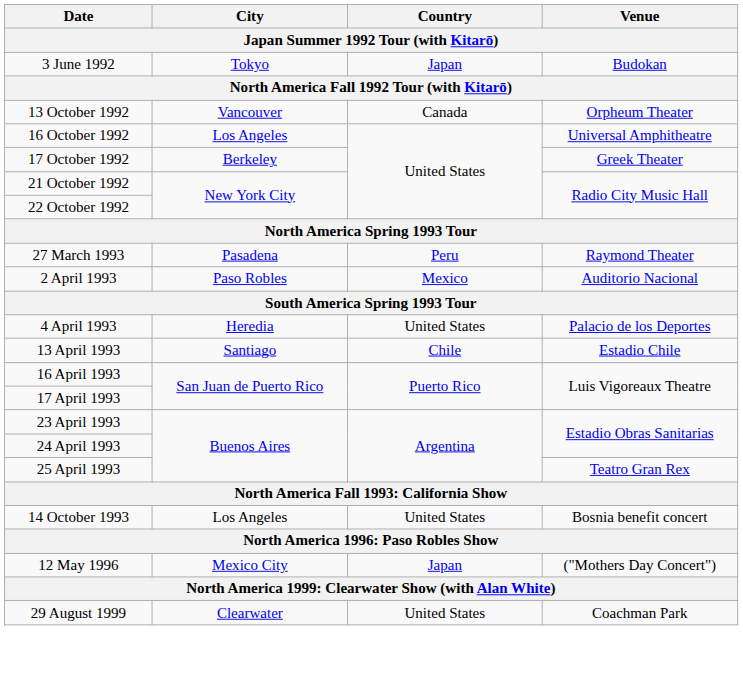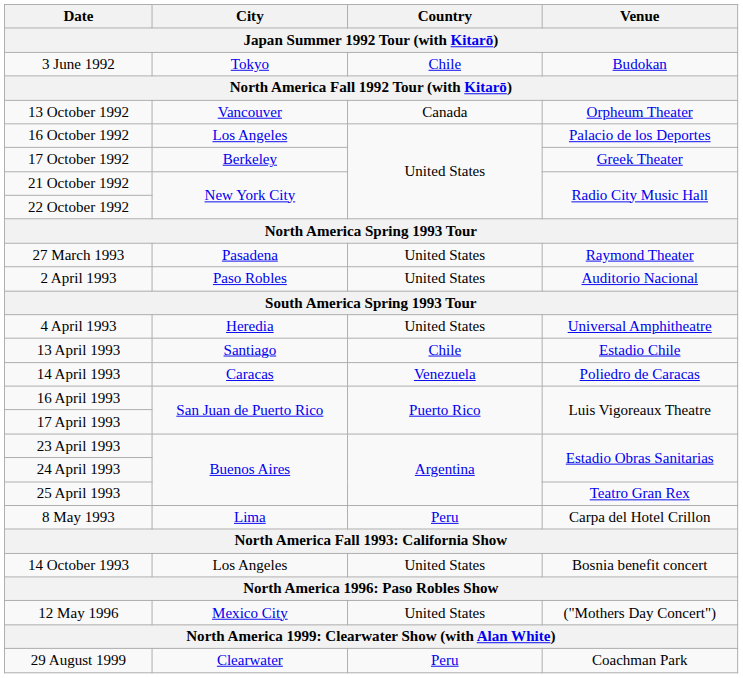(445, 64) Japan -> (445, 64) Chile
(640, 135) Universal Amphitheatre -> (640, 135) Palacio de los Deportes
(445, 254) Peru -> (445, 254) United States
(445, 278) Mexico -> (445, 278) United States
(640, 326) Palacio de los Deportes -> (640, 326) Universal Amphitheatre
+ row: (78, 374)
+ row: (78, 517)
(445, 565) Japan -> (445, 612) United States
(445, 612) United States -> (445, 660) Peru
